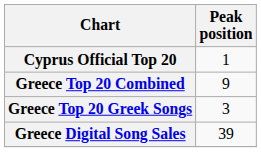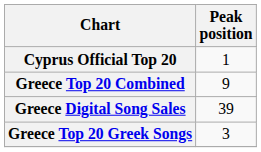rows swapped: (100, 109) <-> (100, 134)
